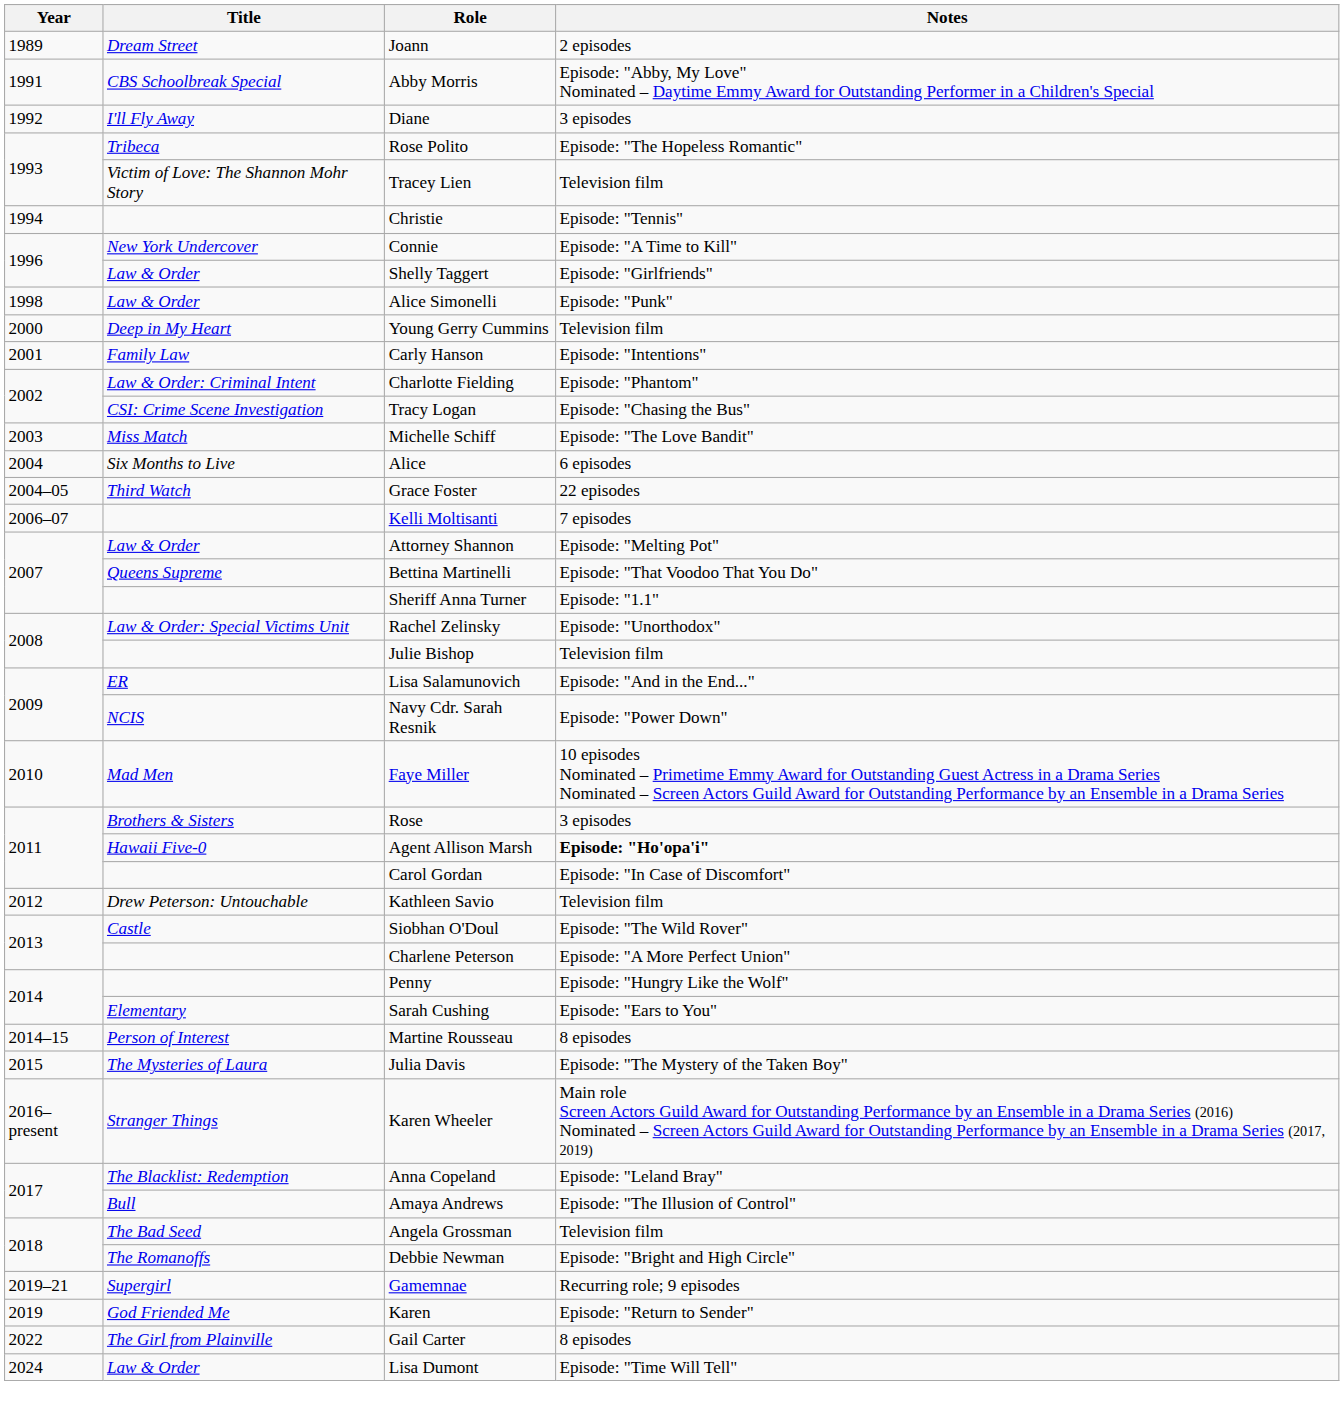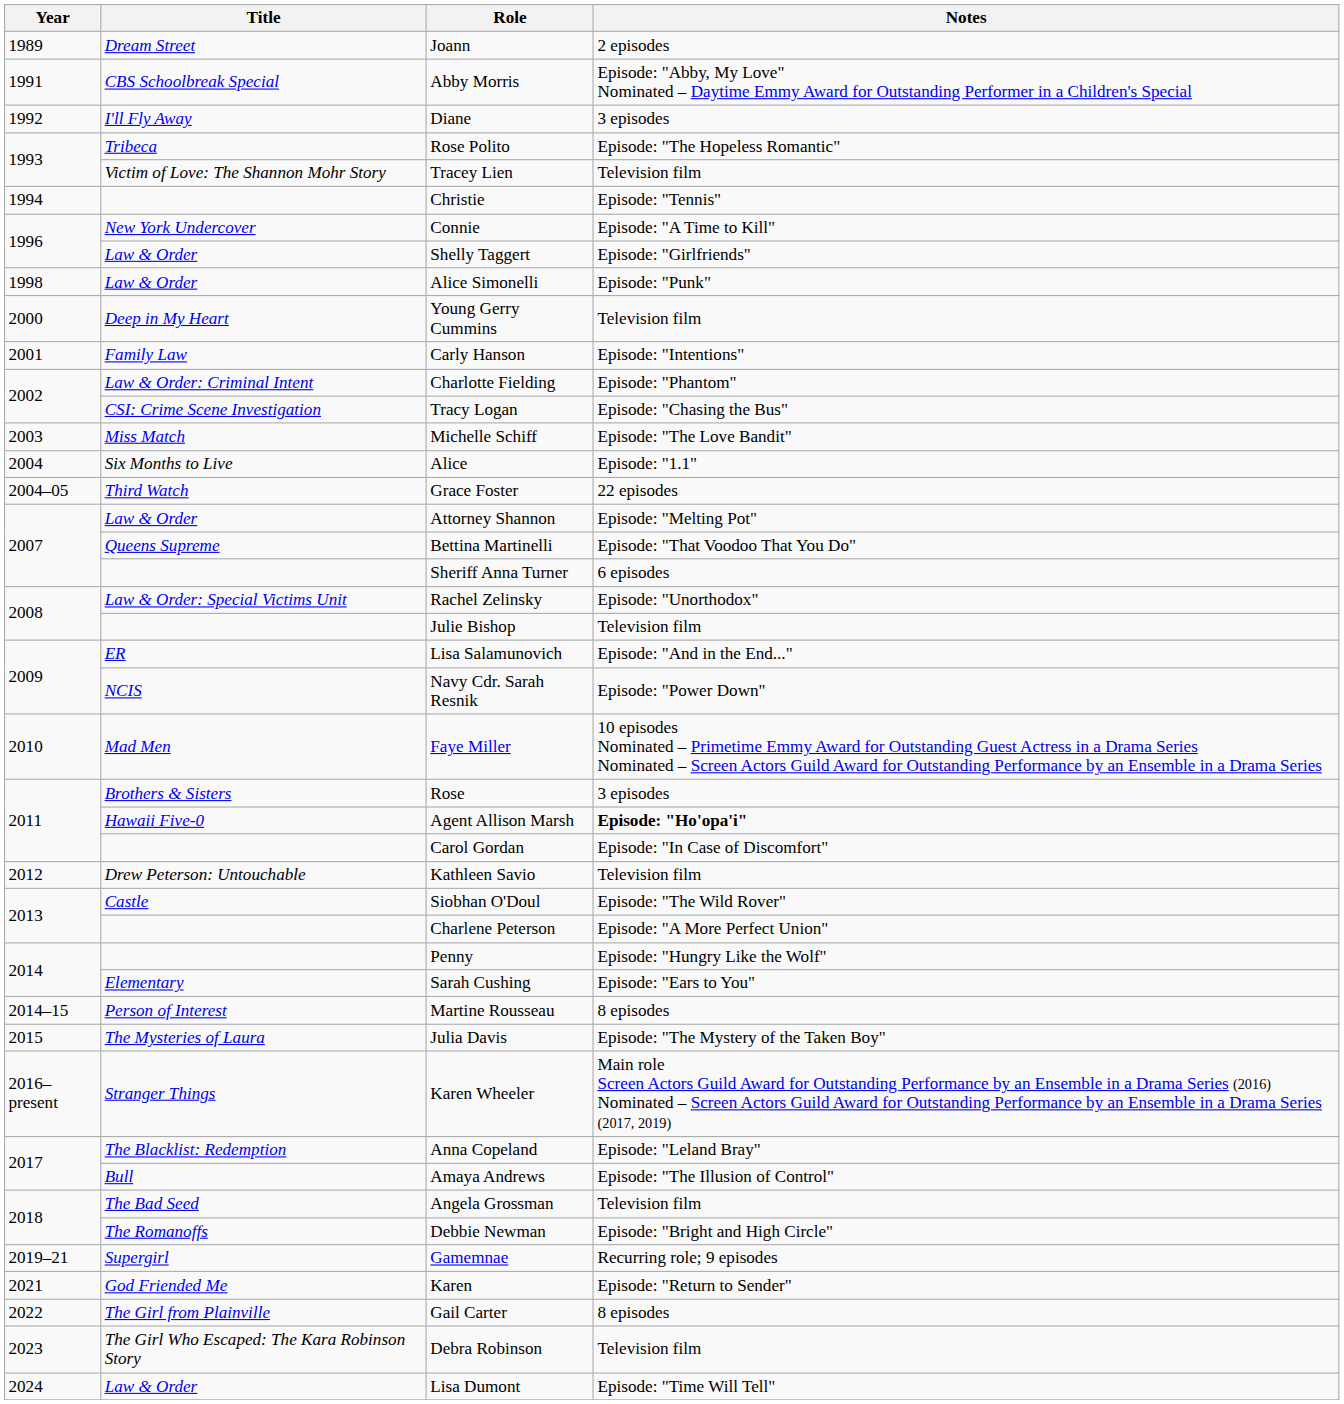(595, 463) 6 episodes -> (647, 463) Episode: "1.1"
- row: (443, 518)
(609, 599) Episode: "1.1" -> (633, 572) 6 episodes
(26, 1312) 2019 -> (26, 1285) 2021
+ row: (486, 1349)
